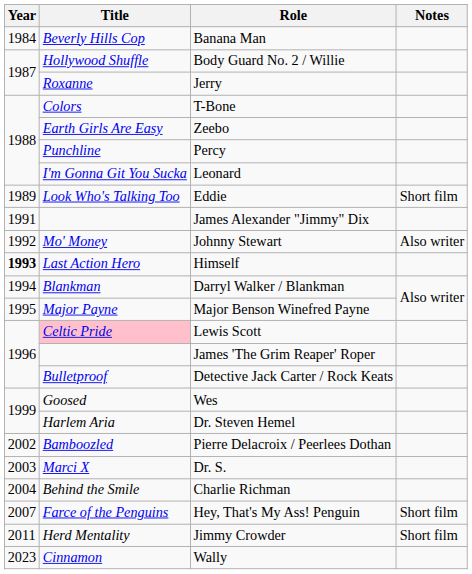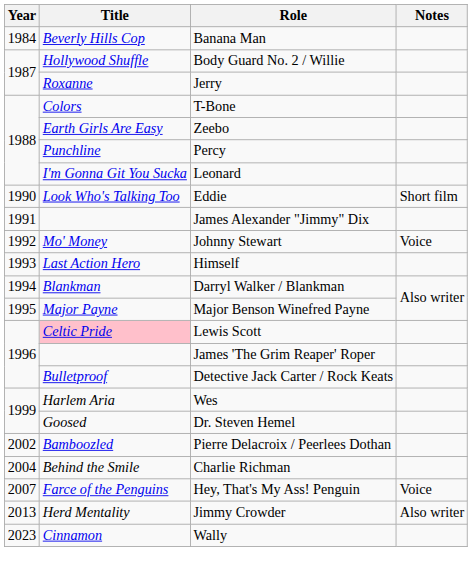(22, 196) 1989 -> (22, 196) 1990
(432, 241) Also writer -> (416, 241) Voice
(22, 264) bold -> (22, 264) normal
(65, 399) Goosed -> (79, 399) Harlem Aria
(79, 422) Harlem Aria -> (65, 422) Goosed
- row: (210, 467)
(429, 512) Short film -> (416, 490) Voice
(22, 535) 2011 -> (22, 512) 2013
(429, 535) Short film -> (432, 512) Also writer
